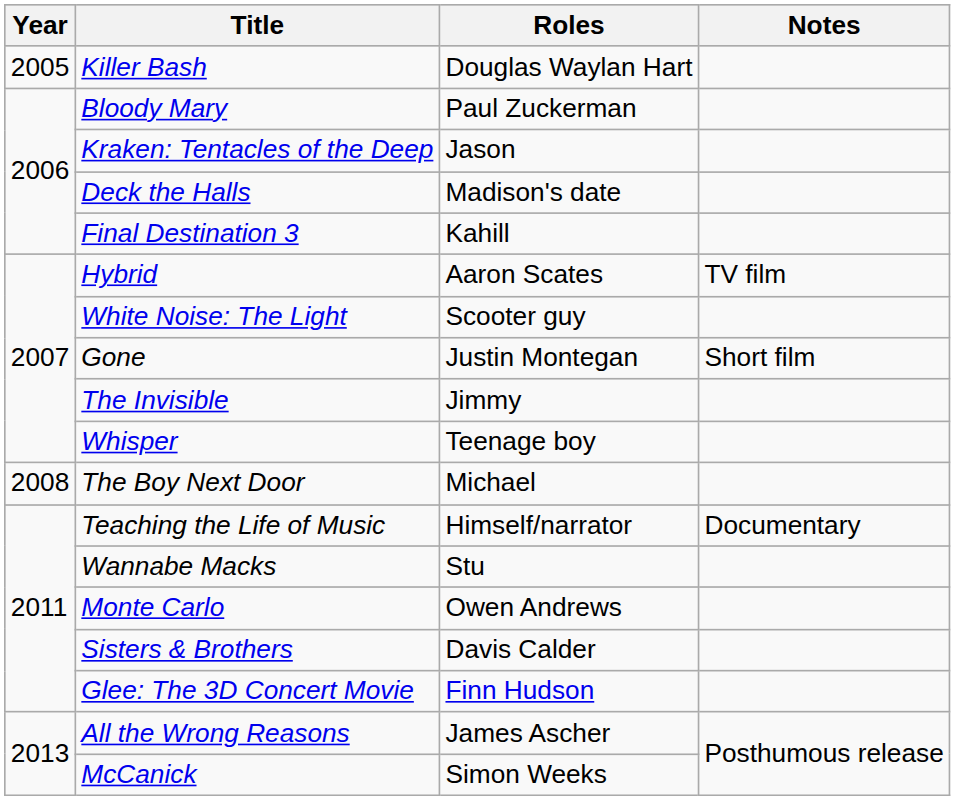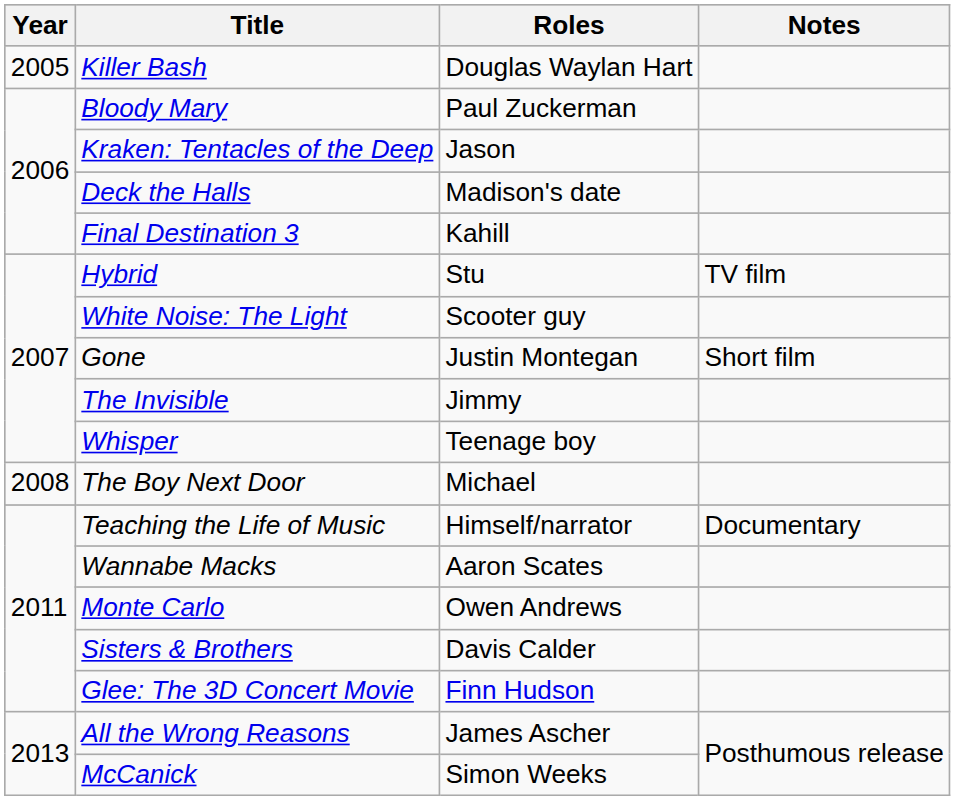(524, 274) Aaron Scates -> (465, 274) Stu
(465, 566) Stu -> (524, 566) Aaron Scates
